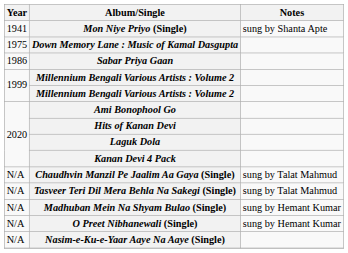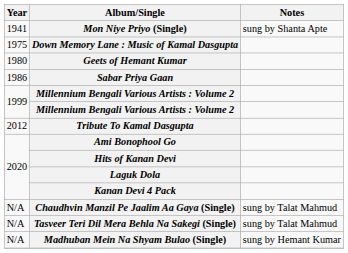+ row: (17, 61)
+ row: (17, 126)
- row: (16, 223)
- row: (16, 239)
